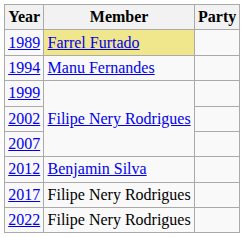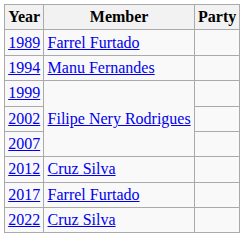(94, 42) khaki background -> (94, 42) no background
(97, 169) Benjamin Silva -> (82, 169) Cruz Silva
(119, 194) Filipe Nery Rodrigues -> (94, 194) Farrel Furtado
(119, 220) Filipe Nery Rodrigues -> (82, 220) Cruz Silva
